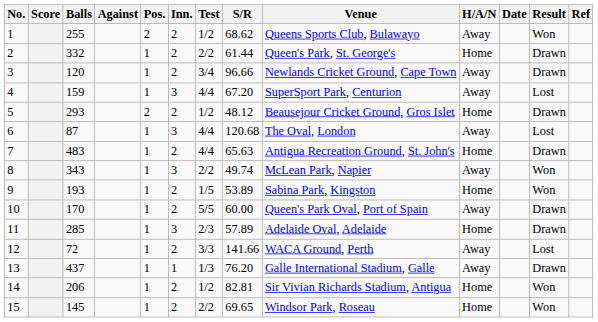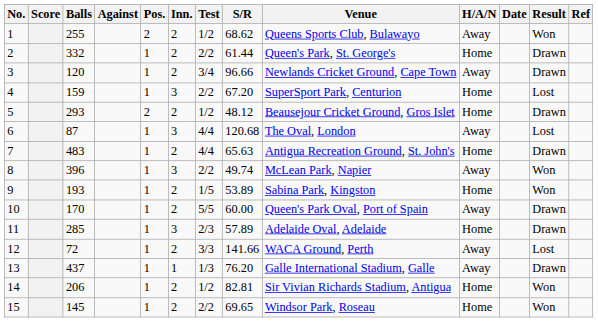(206, 92) 4/4 -> (206, 92) 2/2
(476, 92) Away -> (477, 92) Home
(75, 170) 343 -> (75, 170) 396
